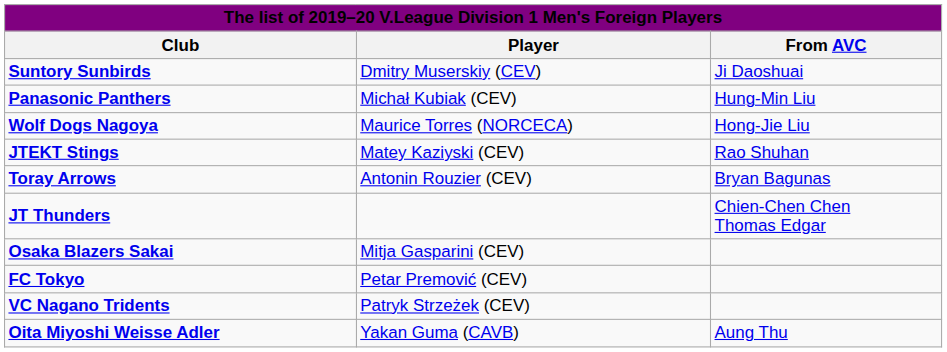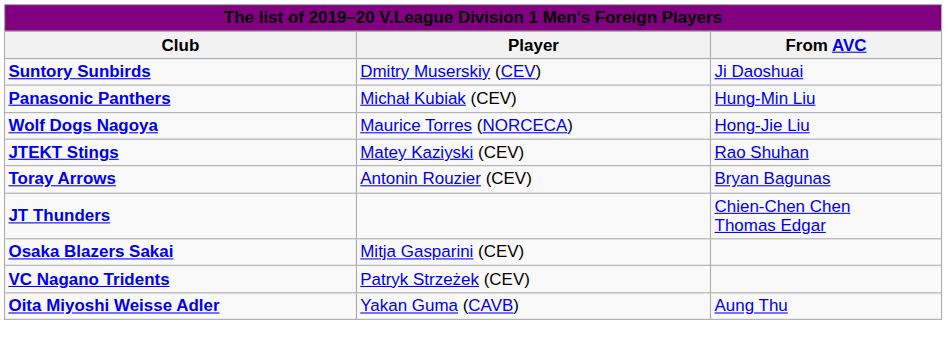- row: (46, 279)
